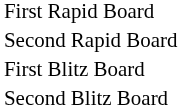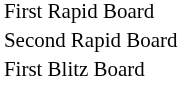- row: (86, 98)
